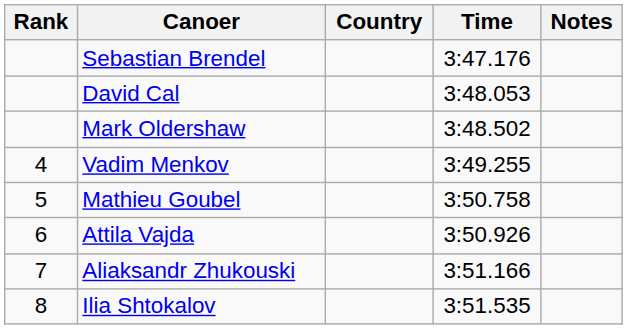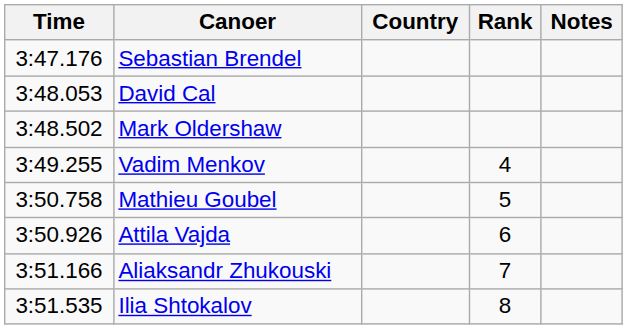columns swapped: (41, 22) <-> (487, 22)
